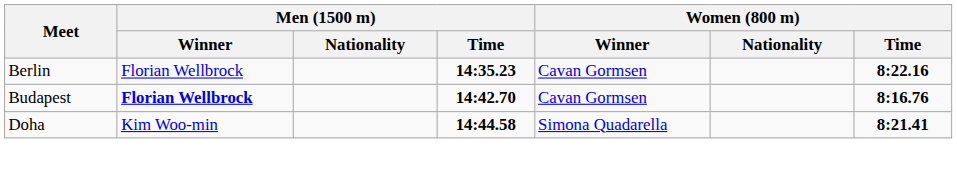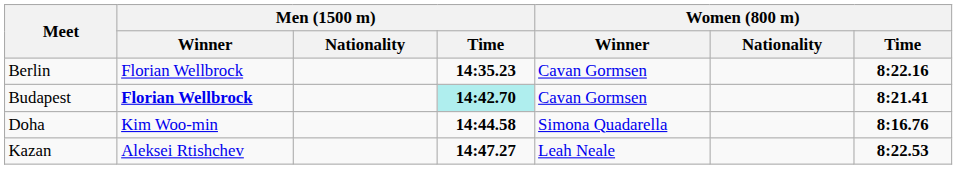(486, 97) no background -> (486, 97) paleturquoise background
(903, 97) 8:16.76 -> (903, 97) 8:21.41
(903, 124) 8:21.41 -> (903, 124) 8:16.76
+ row: (30, 151)
